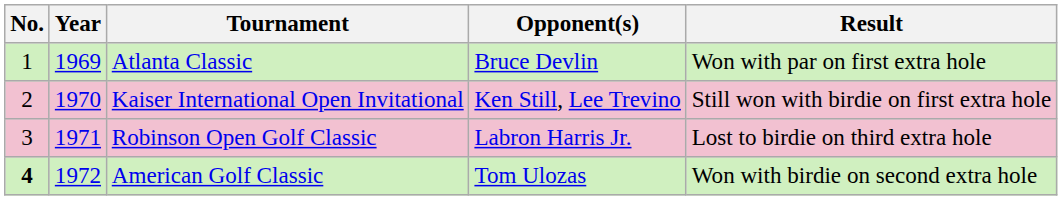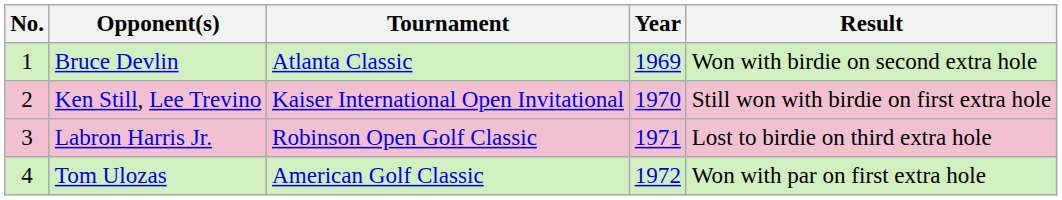columns swapped: (78, 23) <-> (578, 23)
(839, 61) Won with par on first extra hole -> (864, 61) Won with birdie on second extra hole
(27, 176) bold -> (27, 176) normal
(864, 176) Won with birdie on second extra hole -> (839, 176) Won with par on first extra hole
